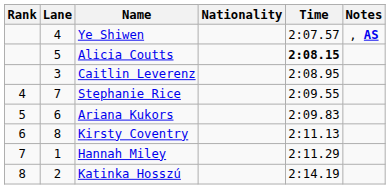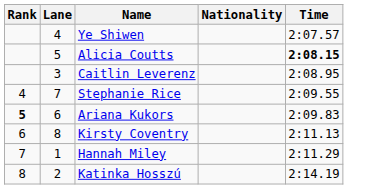- column: (364, 14)
(22, 114) normal -> (22, 114) bold
